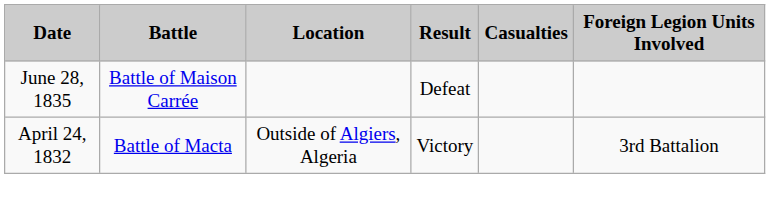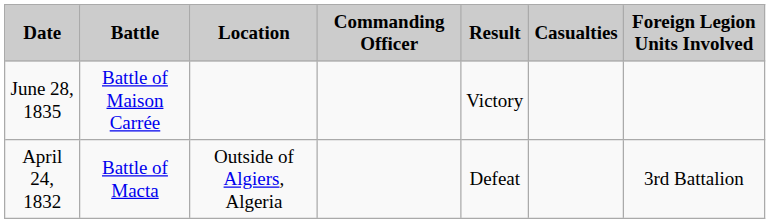+ column: (389, 32)
(445, 89) Defeat -> (495, 100) Victory
(445, 145) Victory -> (495, 179) Defeat
